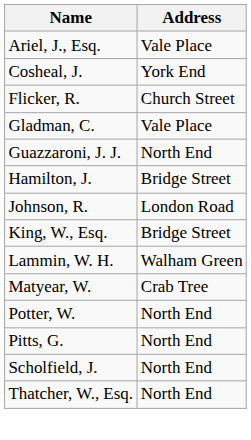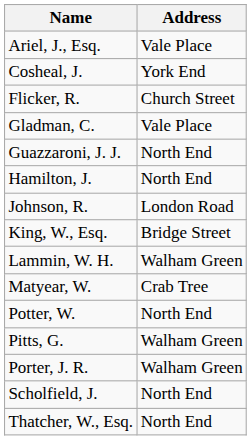(186, 179) Bridge Street -> (176, 179) North End
(176, 340) North End -> (192, 340) Walham Green
+ row: (48, 367)
